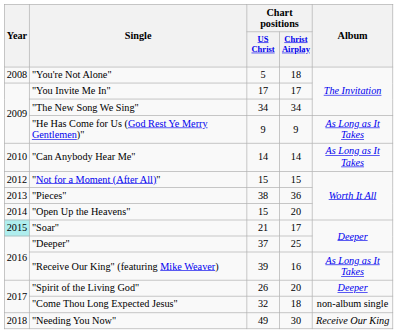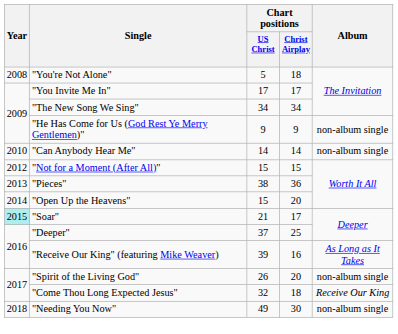(353, 129) As Long as It Takes -> (353, 129) non-album single
(353, 157) As Long as It Takes -> (353, 151) non-album single
(353, 288) Deeper -> (353, 276) non-album single
(353, 304) non-album single -> (353, 293) Receive Our King
(353, 320) Receive Our King -> (353, 309) non-album single
